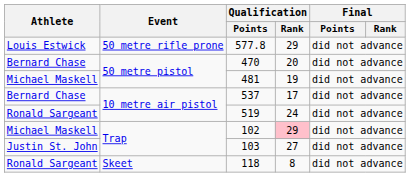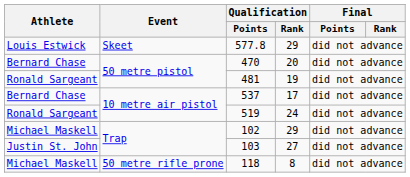(163, 45) 50 metre rifle prone -> (118, 45) Skeet
(52, 79) Michael Maskell -> (52, 79) Ronald Sargeant
(292, 130) pink background -> (292, 130) no background
(52, 164) Ronald Sargeant -> (52, 164) Michael Maskell
(118, 164) Skeet -> (163, 164) 50 metre rifle prone
